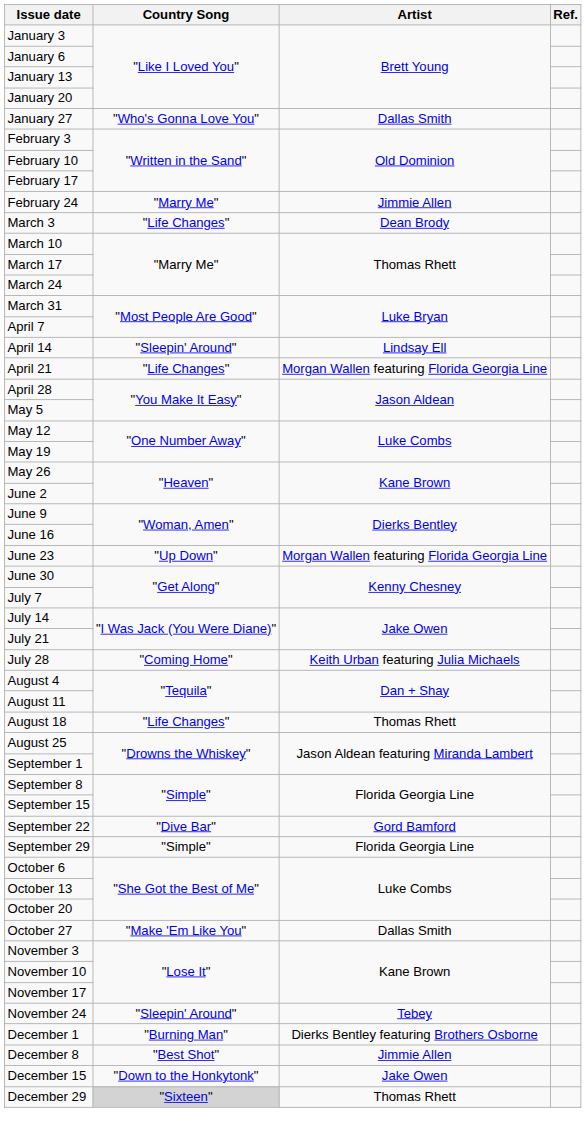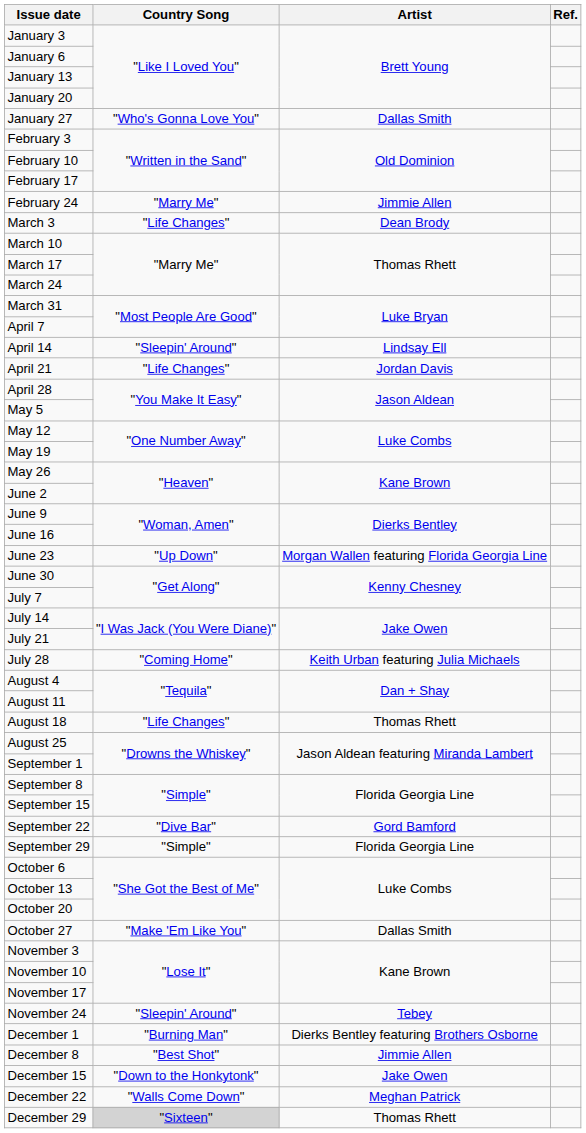(415, 368) Morgan Wallen featuring Florida Georgia Line -> (415, 368) Jordan Davis
+ row: (47, 1096)
